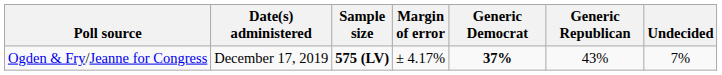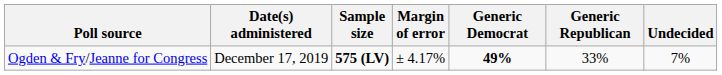(497, 58) 37% -> (497, 58) 49%
(595, 58) 43% -> (595, 58) 33%
